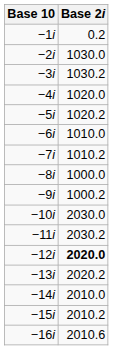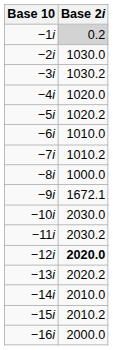(96, 34) no background -> (96, 34) lightgrey background
(86, 194) 1000.2 -> (86, 194) 1672.1
(86, 335) 2010.6 -> (86, 335) 2000.0
